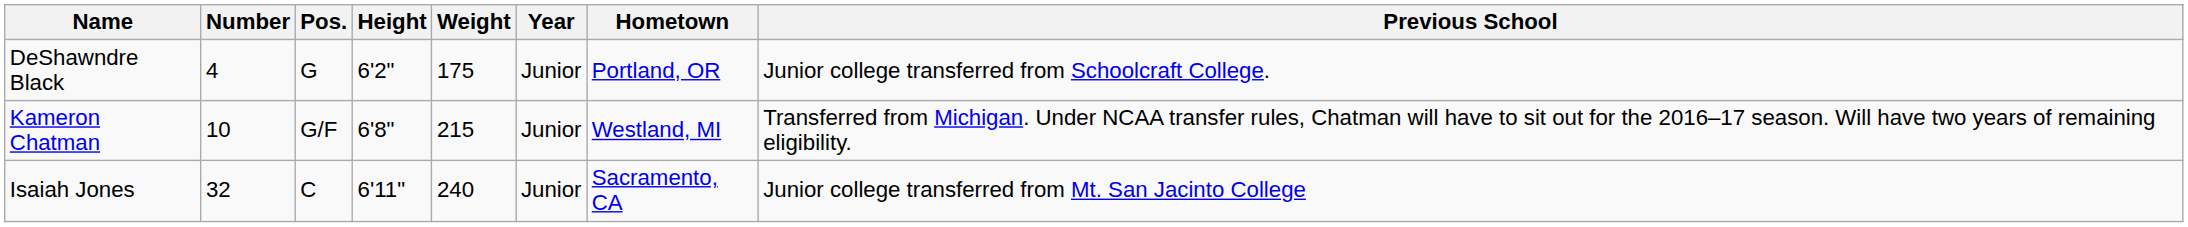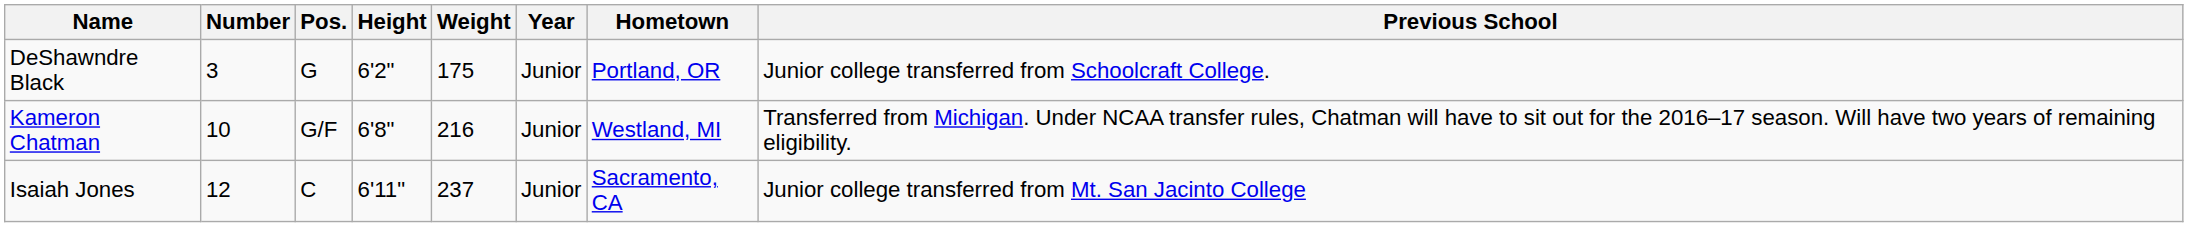(212, 69) 4 -> (212, 69) 3
(456, 130) 215 -> (456, 130) 216
(218, 190) 32 -> (218, 190) 12
(456, 190) 240 -> (456, 190) 237
